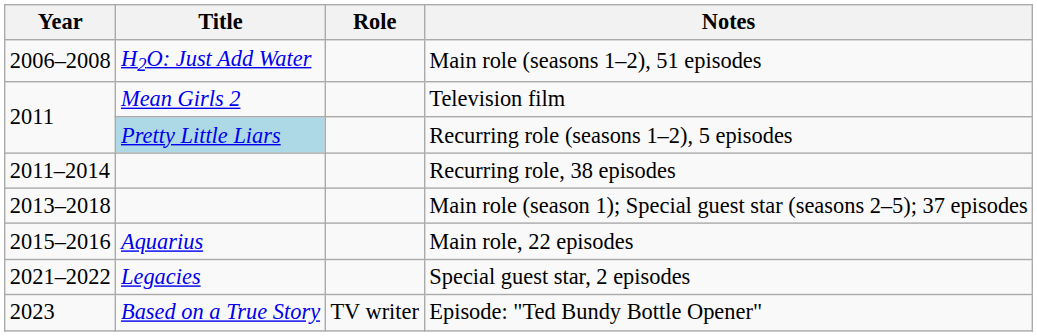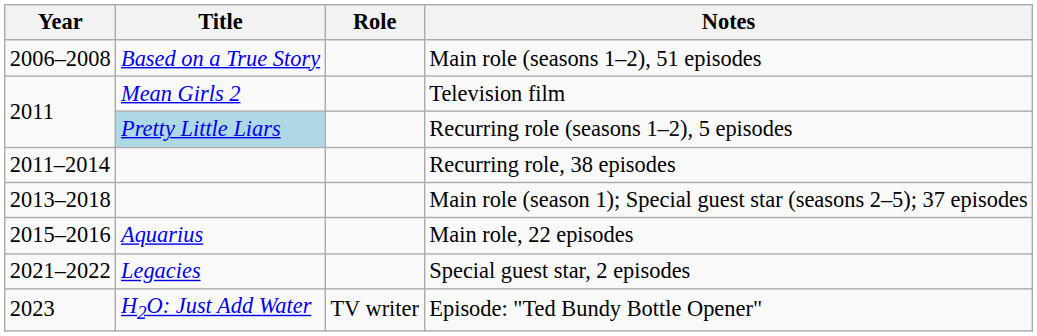(216, 60) H2O: Just Add Water -> (221, 57) Based on a True Story
(221, 312) Based on a True Story -> (216, 309) H2O: Just Add Water
